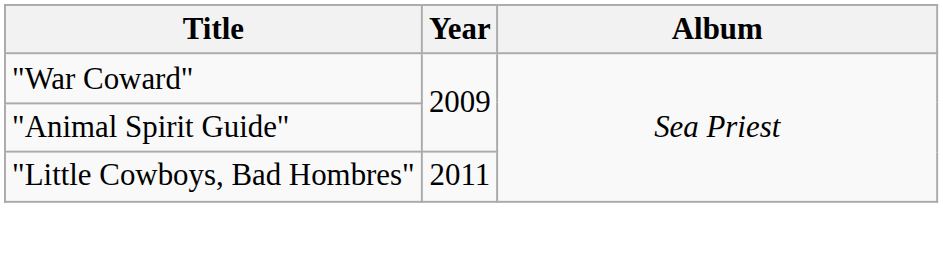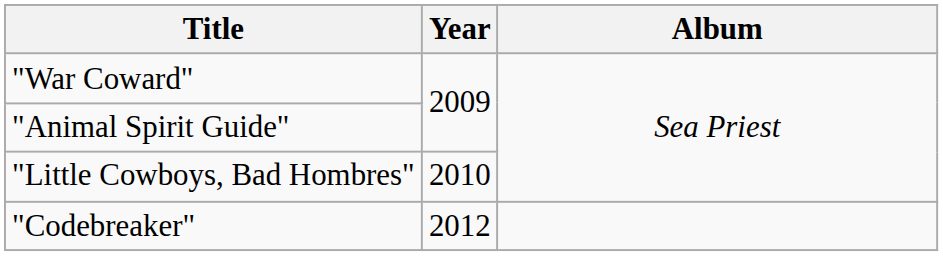(460, 175) 2011 -> (460, 175) 2010
+ row: (104, 224)
